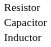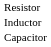rows swapped: (23, 37) <-> (26, 22)
